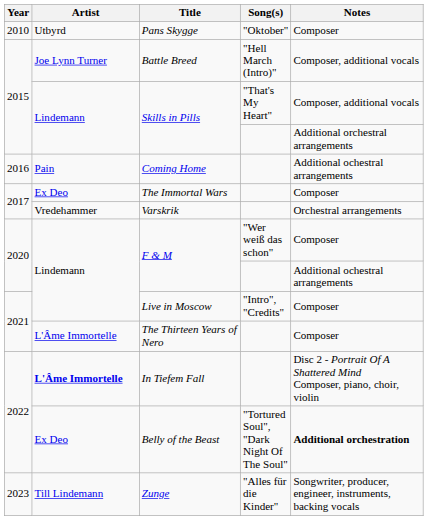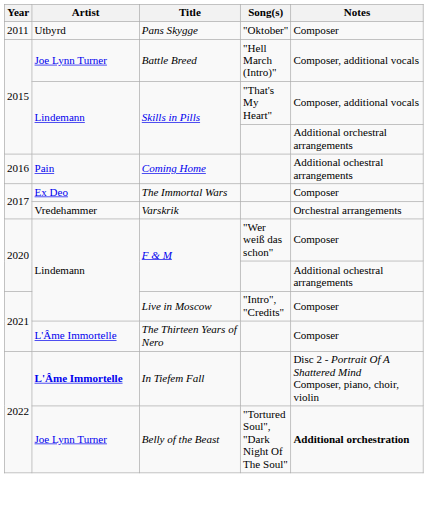(18, 30) 2010 -> (18, 30) 2011
(51, 439) Ex Deo -> (71, 439) Joe Lynn Turner
- row: (156, 494)
